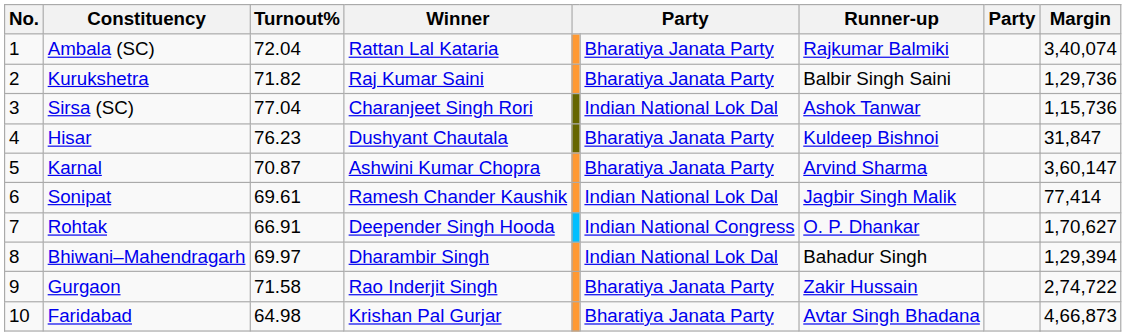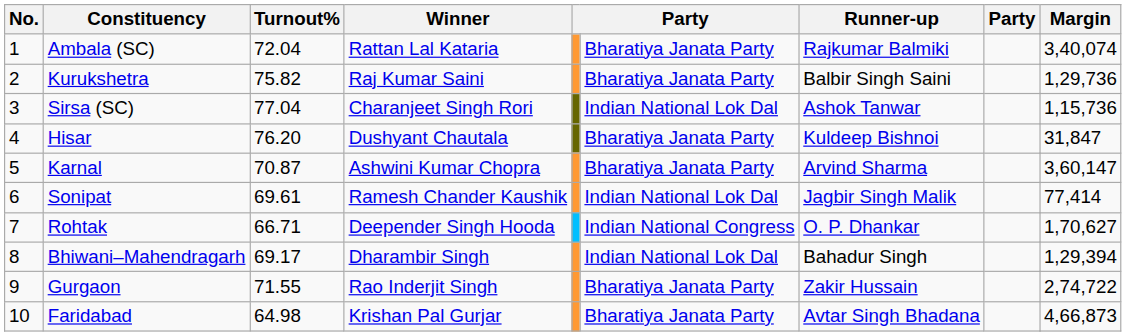(277, 78) 71.82 -> (277, 78) 75.82
(277, 138) 76.23 -> (277, 138) 76.20
(277, 227) 66.91 -> (277, 227) 66.71
(277, 256) 69.97 -> (277, 256) 69.17
(277, 286) 71.58 -> (277, 286) 71.55
